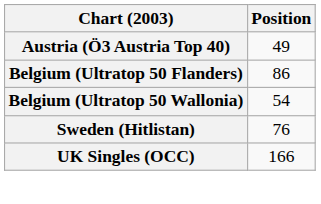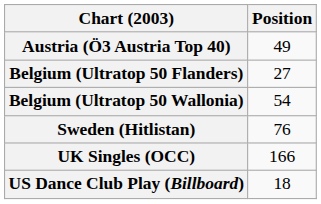(281, 73) 86 -> (282, 73) 27
+ row: (126, 184)
